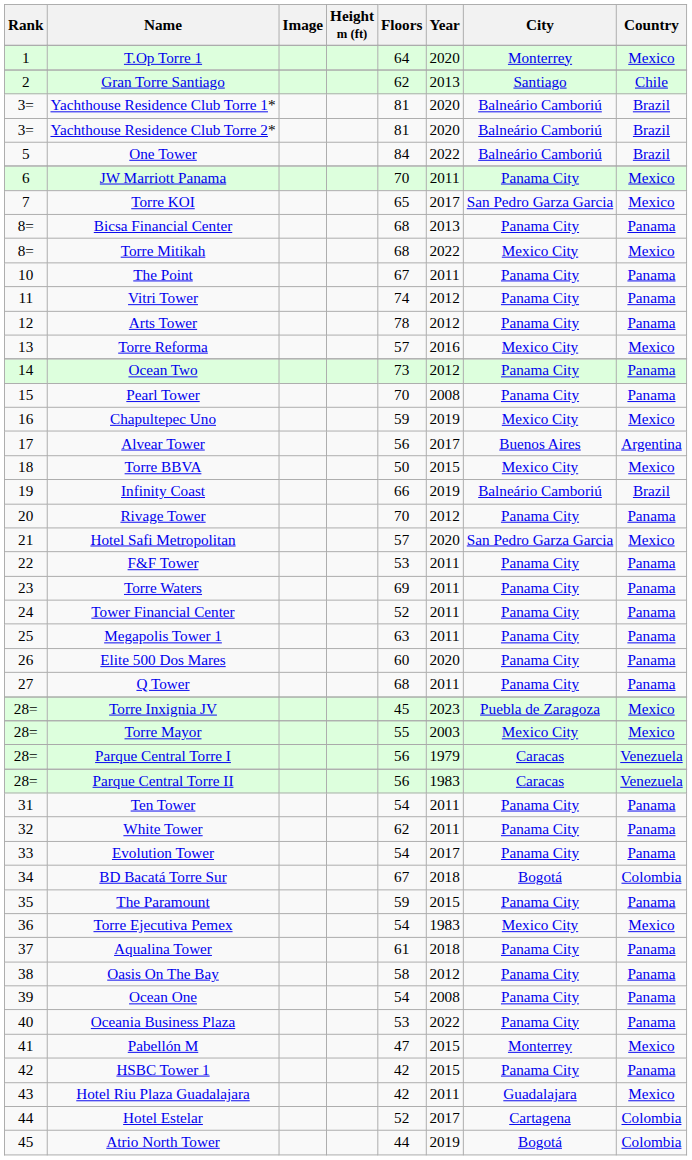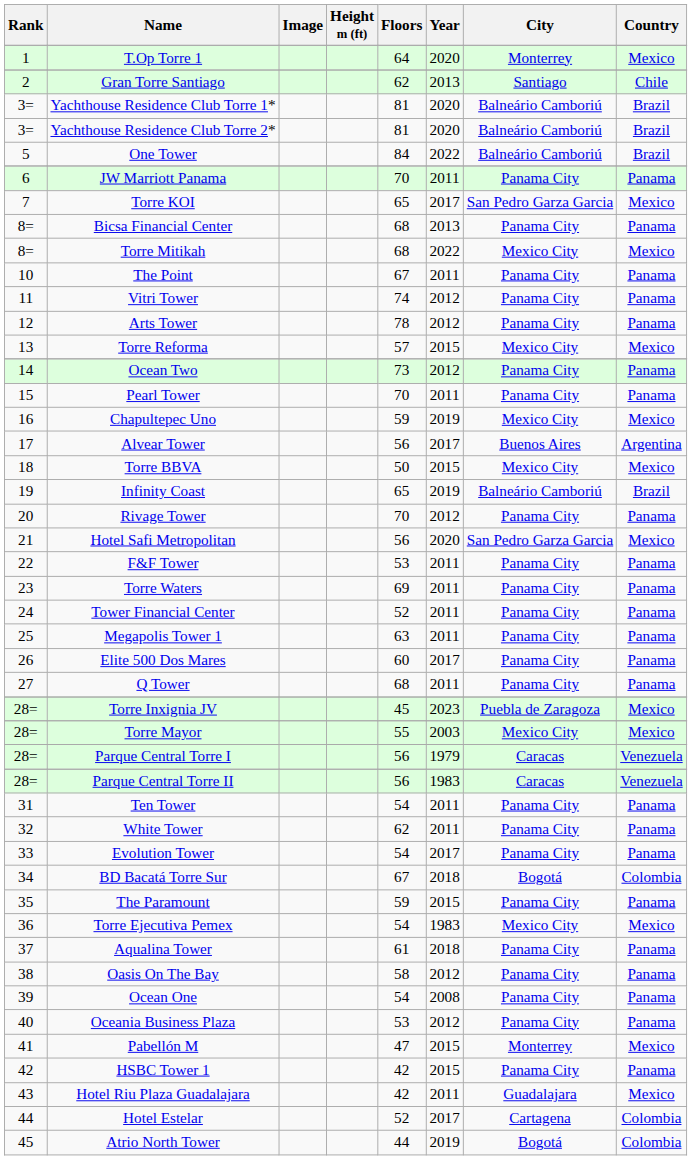(651, 178) Mexico -> (651, 178) Panama
(445, 347) 2016 -> (445, 347) 2015
(445, 395) 2008 -> (445, 395) 2011
(402, 491) 66 -> (402, 491) 65
(402, 539) 57 -> (402, 539) 56
(445, 660) 2020 -> (445, 660) 2017
(445, 1022) 2022 -> (445, 1022) 2012
